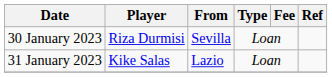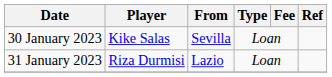(147, 38) Riza Durmisi -> (139, 38) Kike Salas
(139, 60) Kike Salas -> (147, 60) Riza Durmisi
